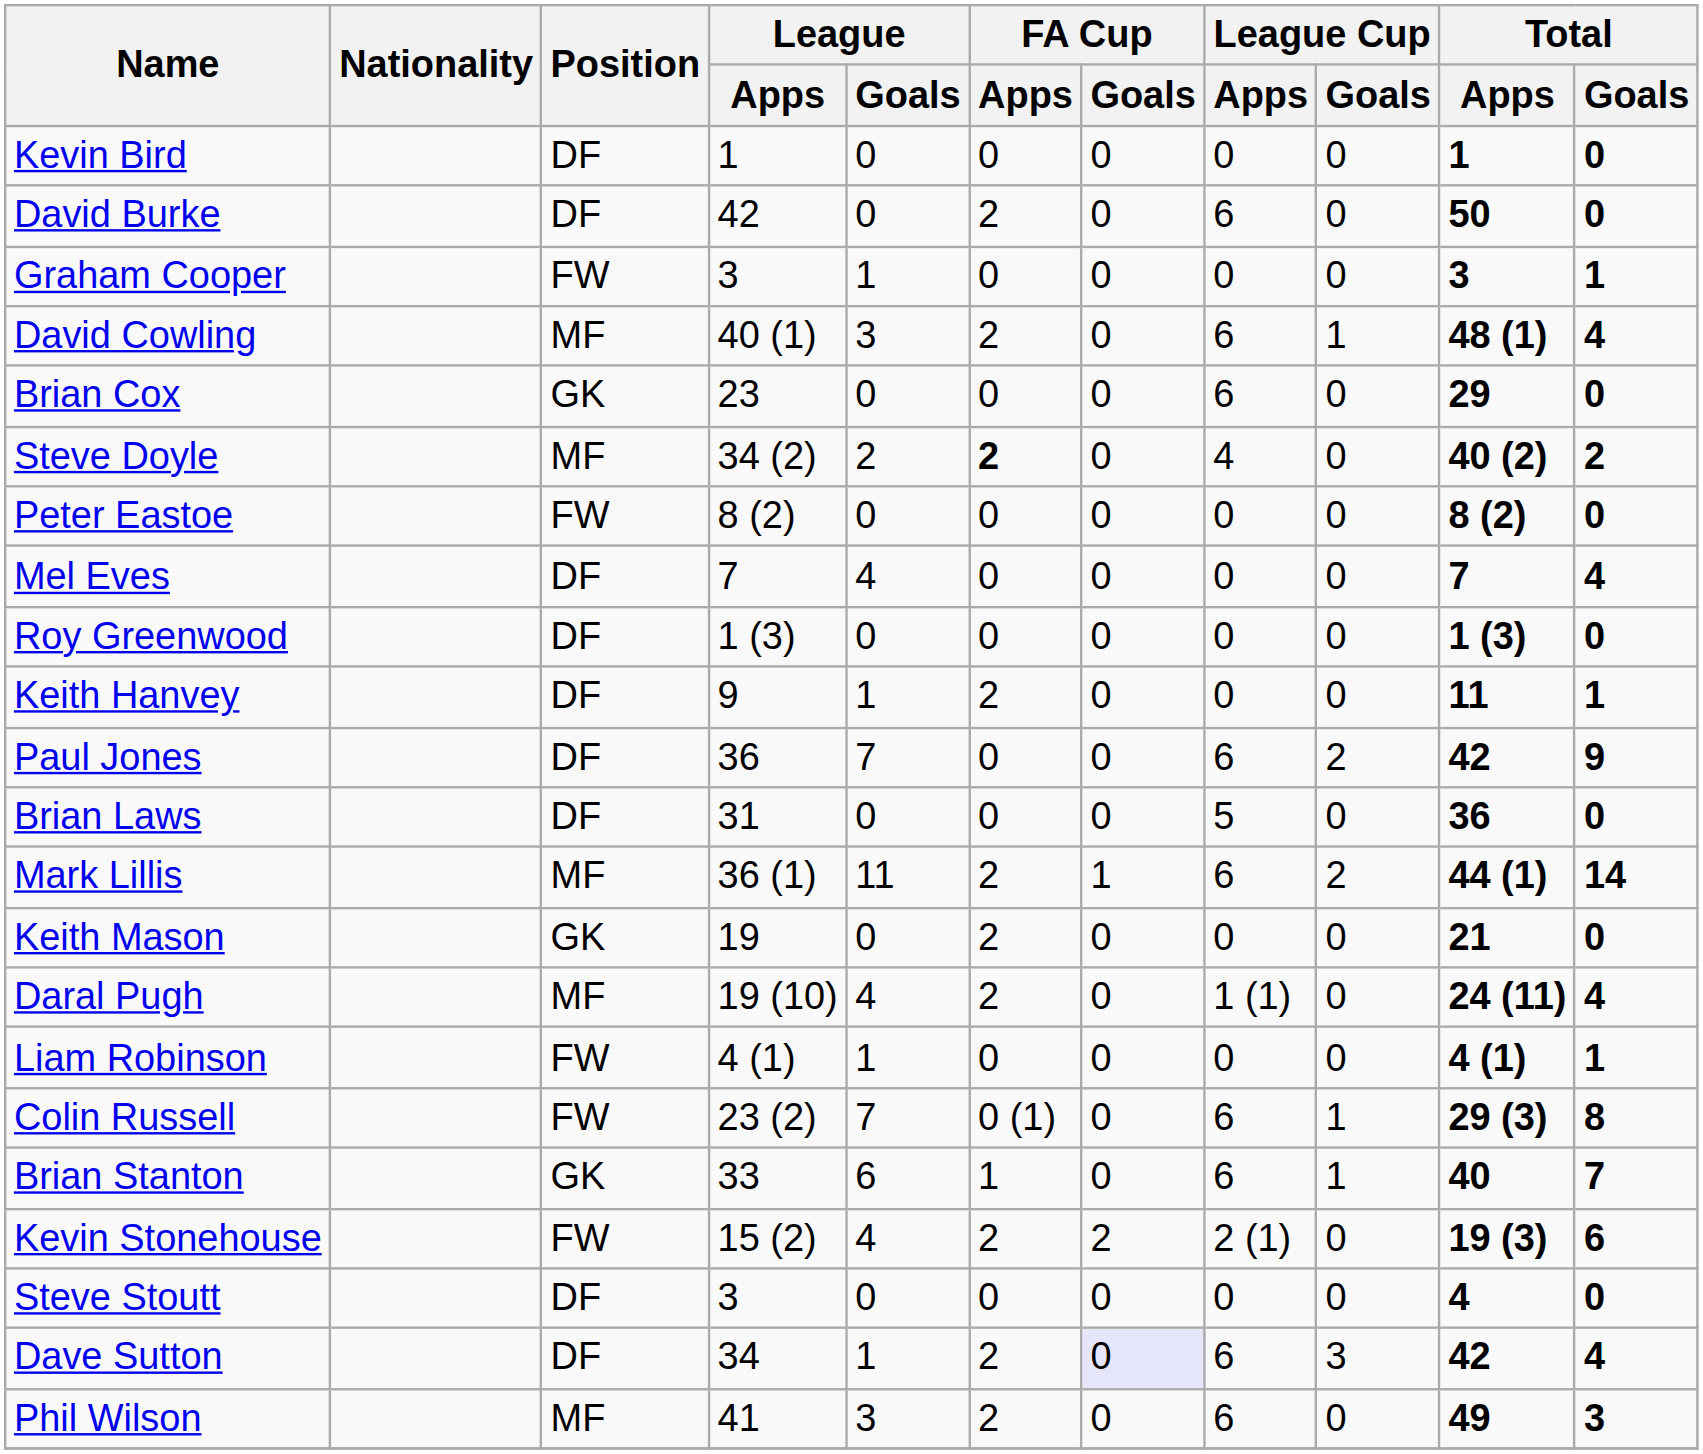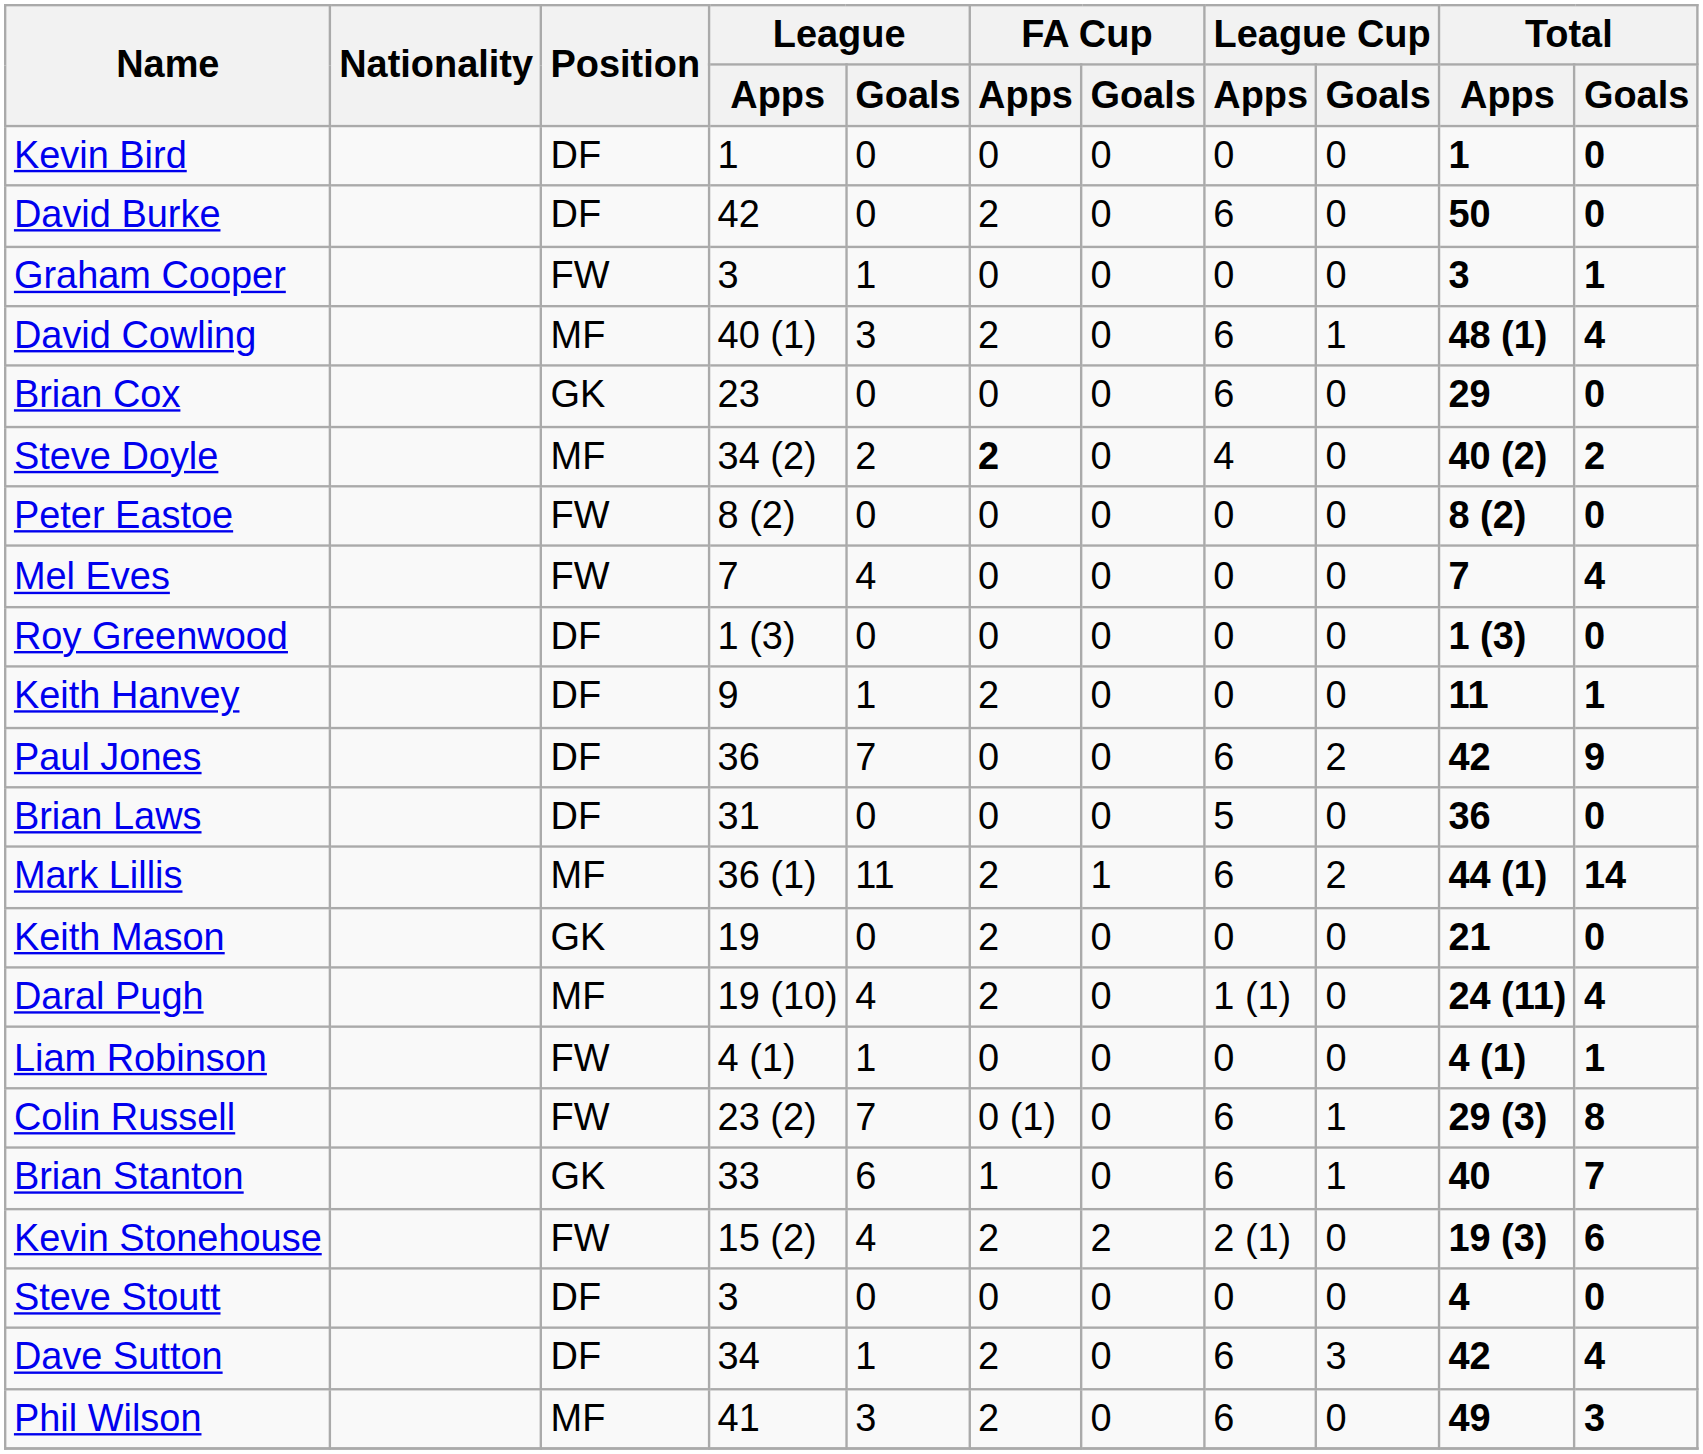(576, 575) DF -> (580, 575) FW
(1101, 1357) lavender background -> (1101, 1357) no background
